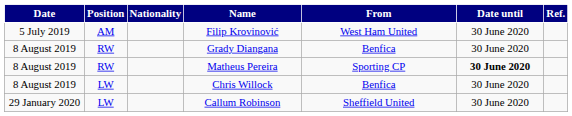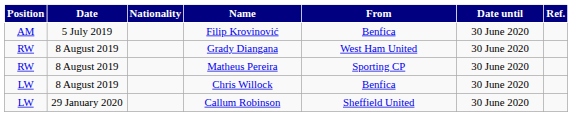columns swapped: (44, 13) <-> (106, 13)
(379, 31) West Ham United -> (379, 31) Benfica
(379, 49) Benfica -> (379, 49) West Ham United
(500, 67) bold -> (500, 67) normal
